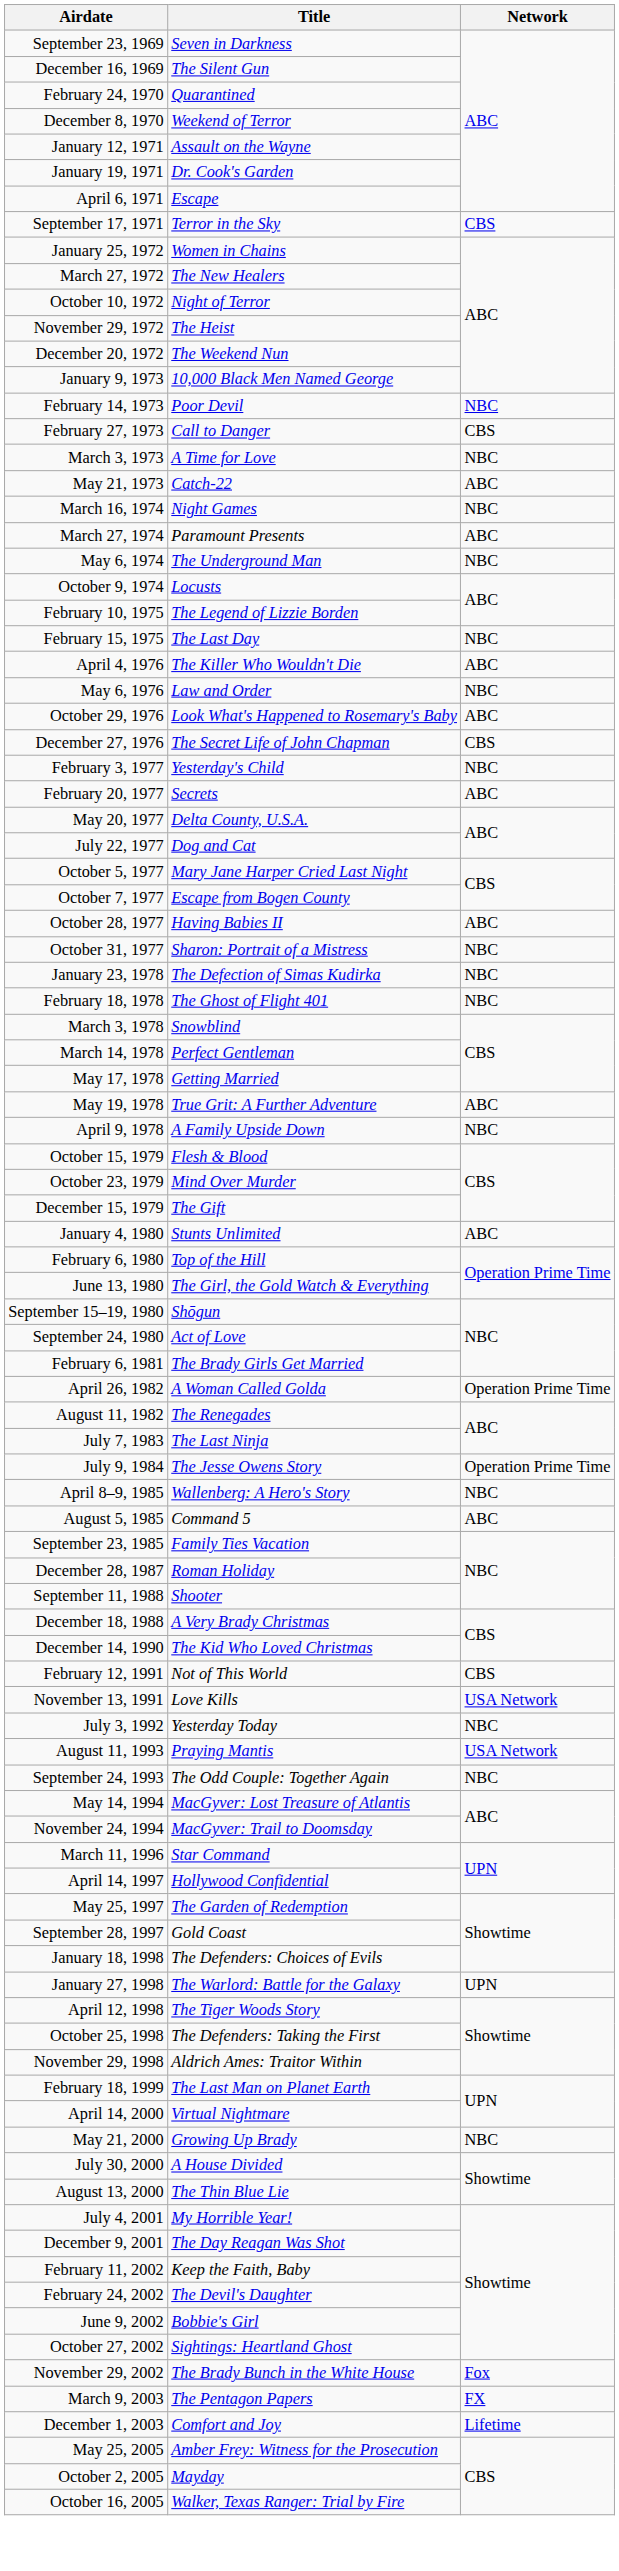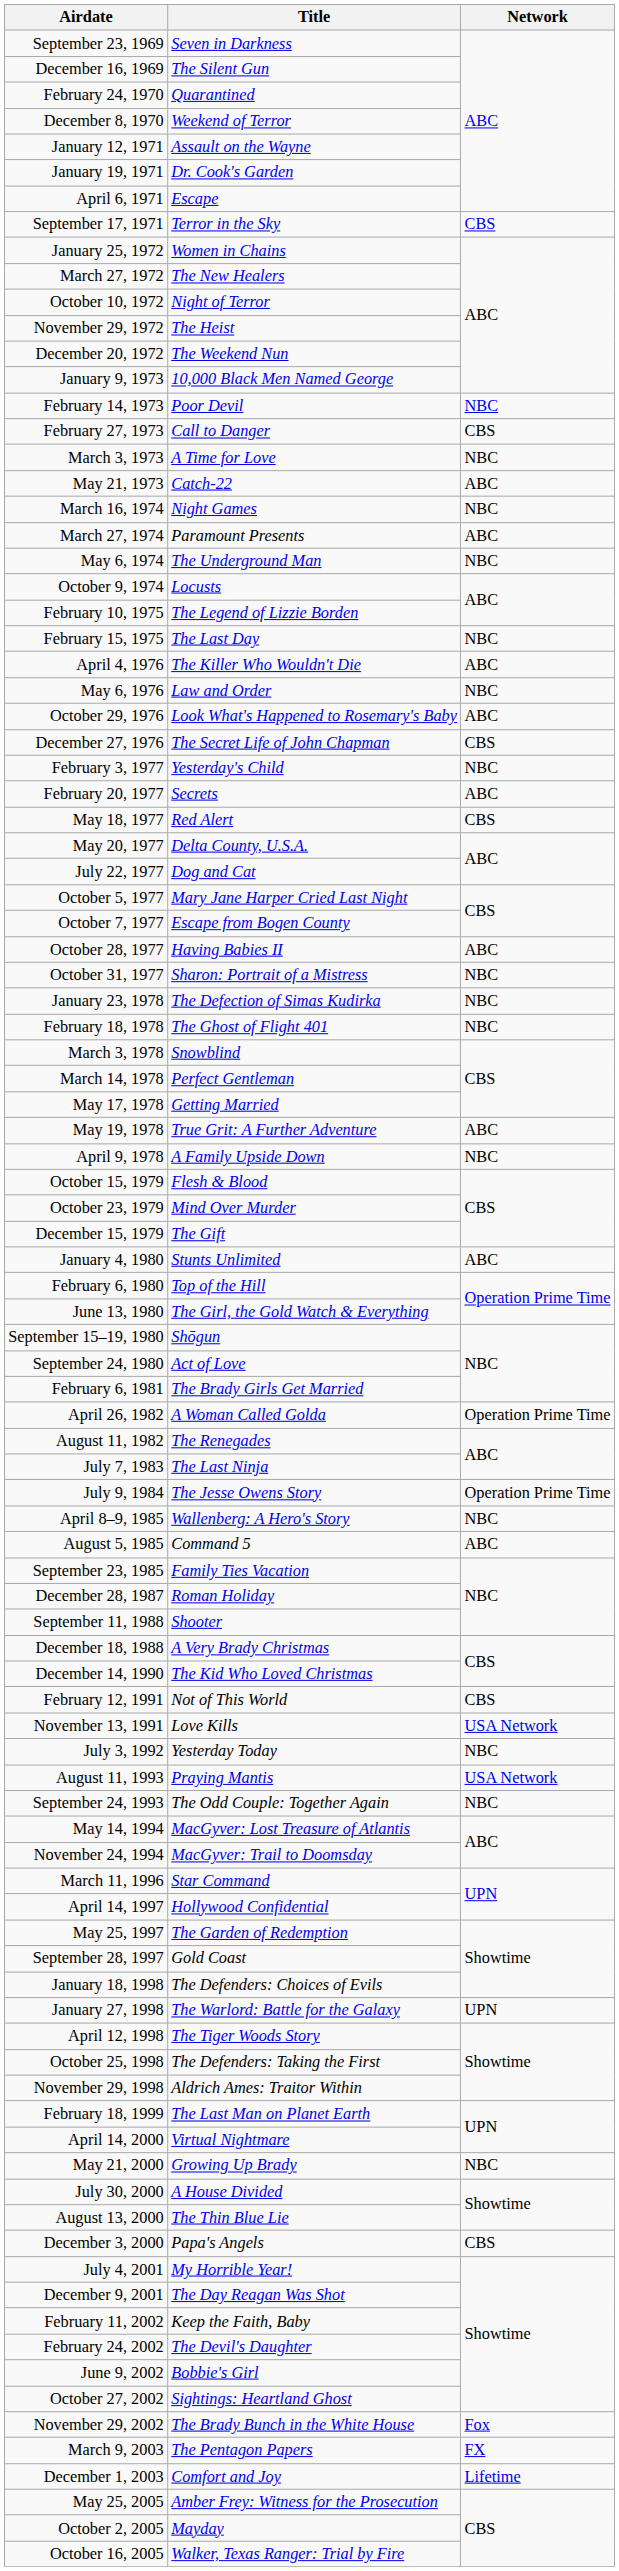+ row: (118, 819)
+ row: (104, 2243)
